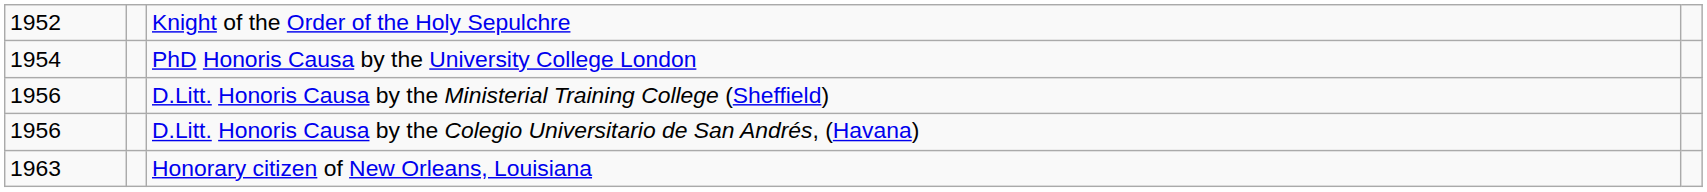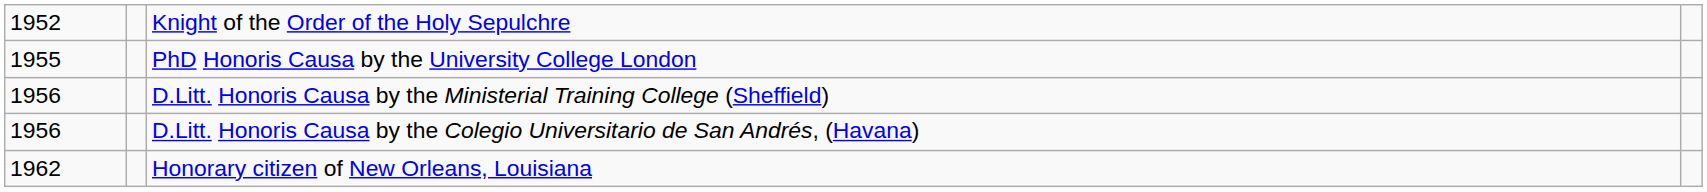(35, 58) 1954 -> (35, 58) 1955
(35, 167) 1963 -> (35, 167) 1962
